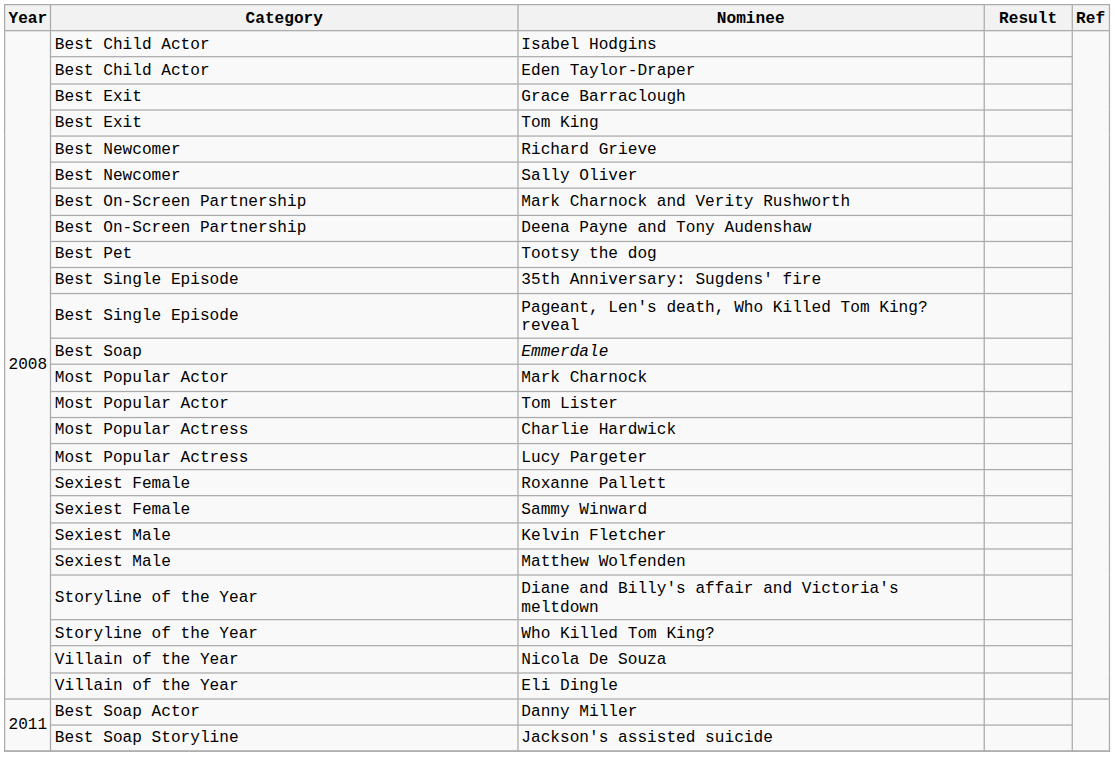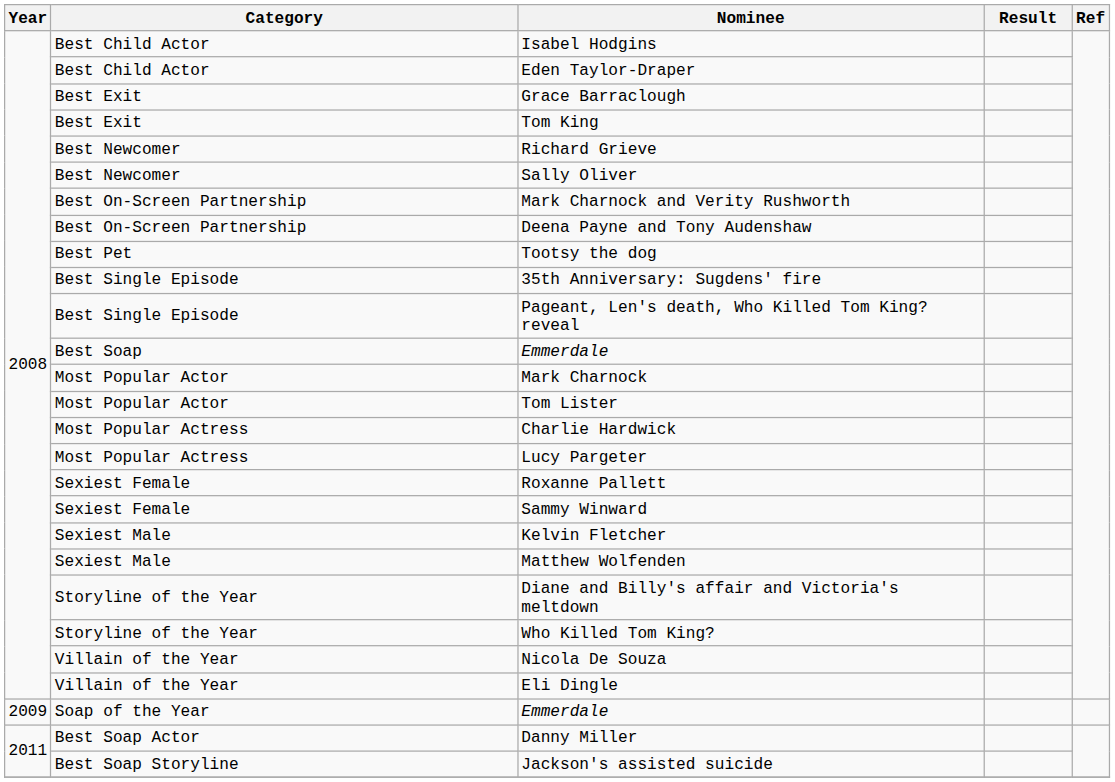+ row: (132, 712)
